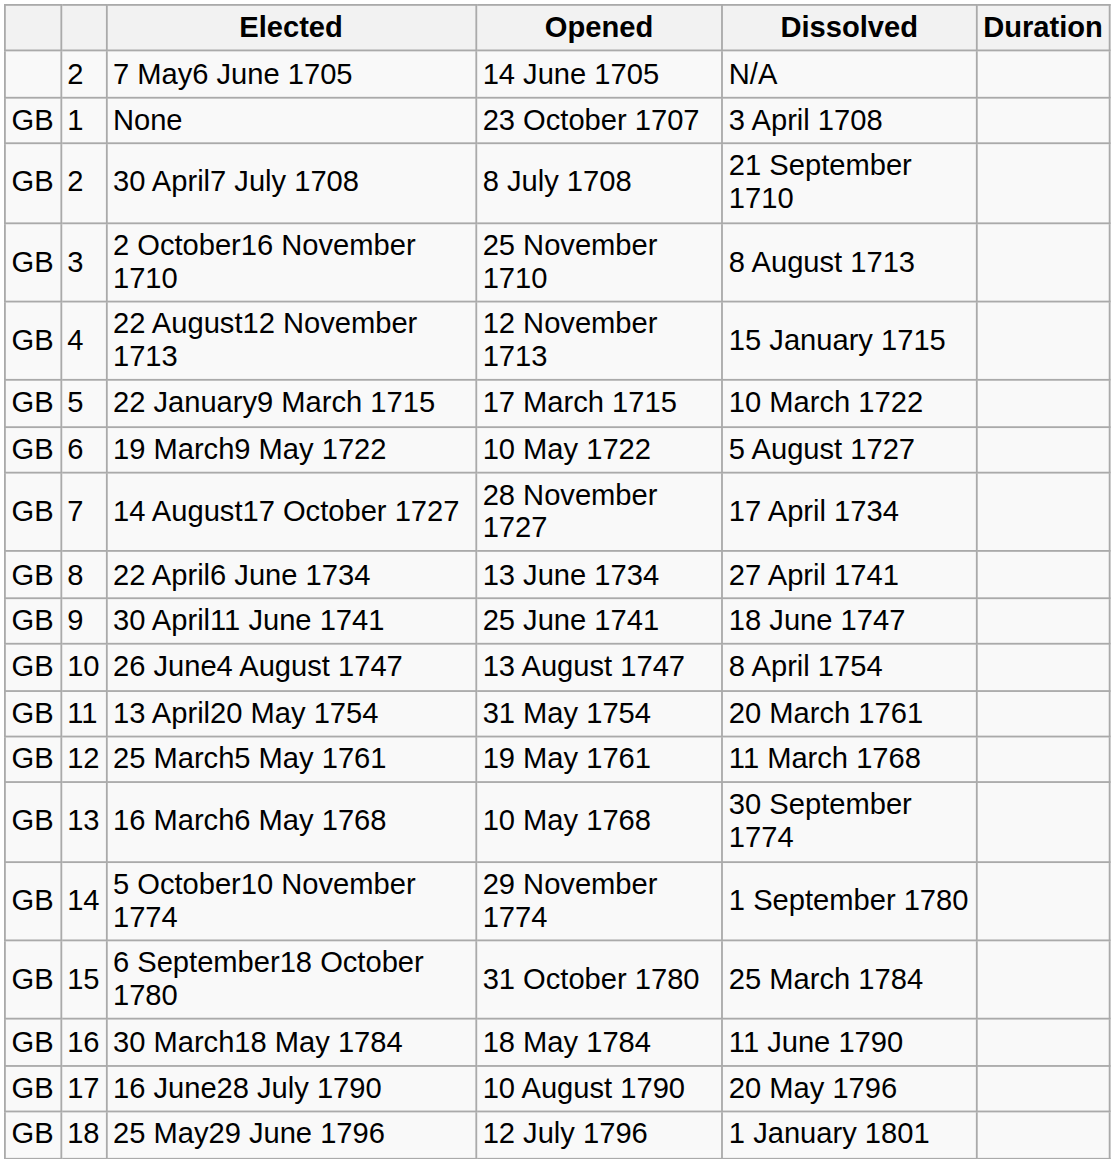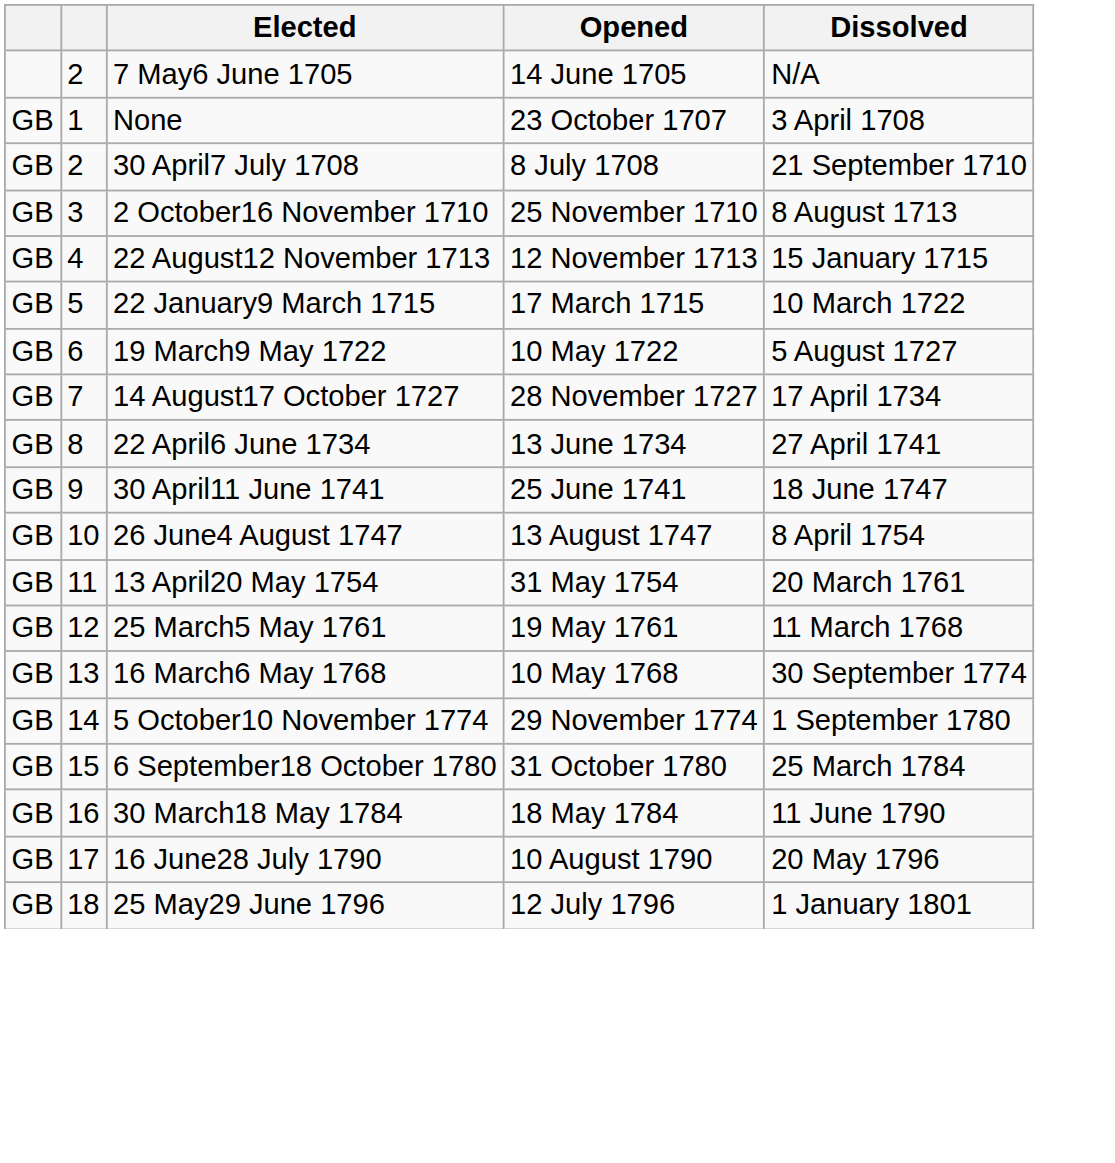- column: (1043, 27)
